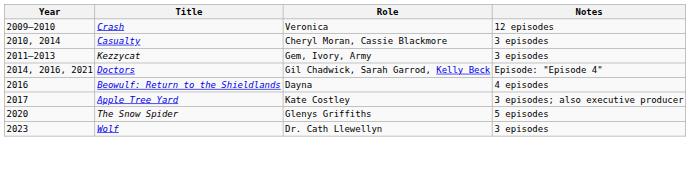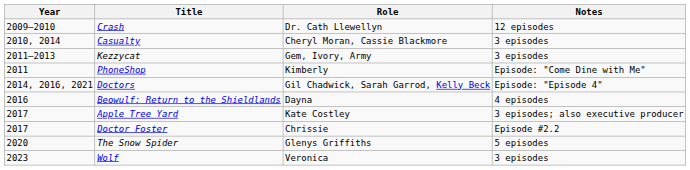(307, 26) Veronica -> (334, 26) Dr. Cath Llewellyn
+ row: (121, 70)
+ row: (132, 129)
(334, 129) Dr. Cath Llewellyn -> (307, 158) Veronica
